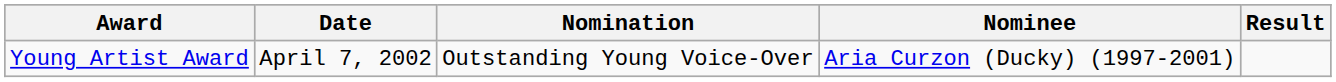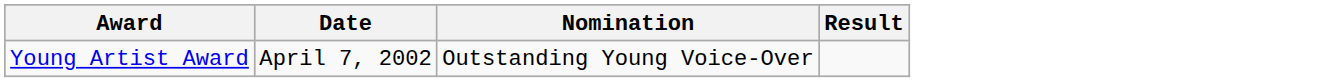- column: (1030, 23)
